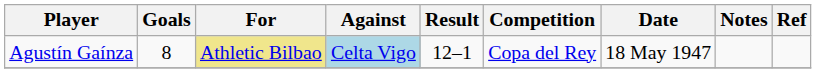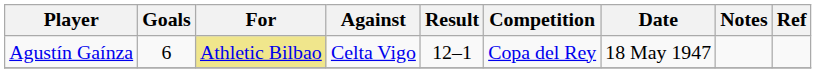(167, 51) 8 -> (167, 51) 6
(373, 51) lightblue background -> (373, 51) no background
